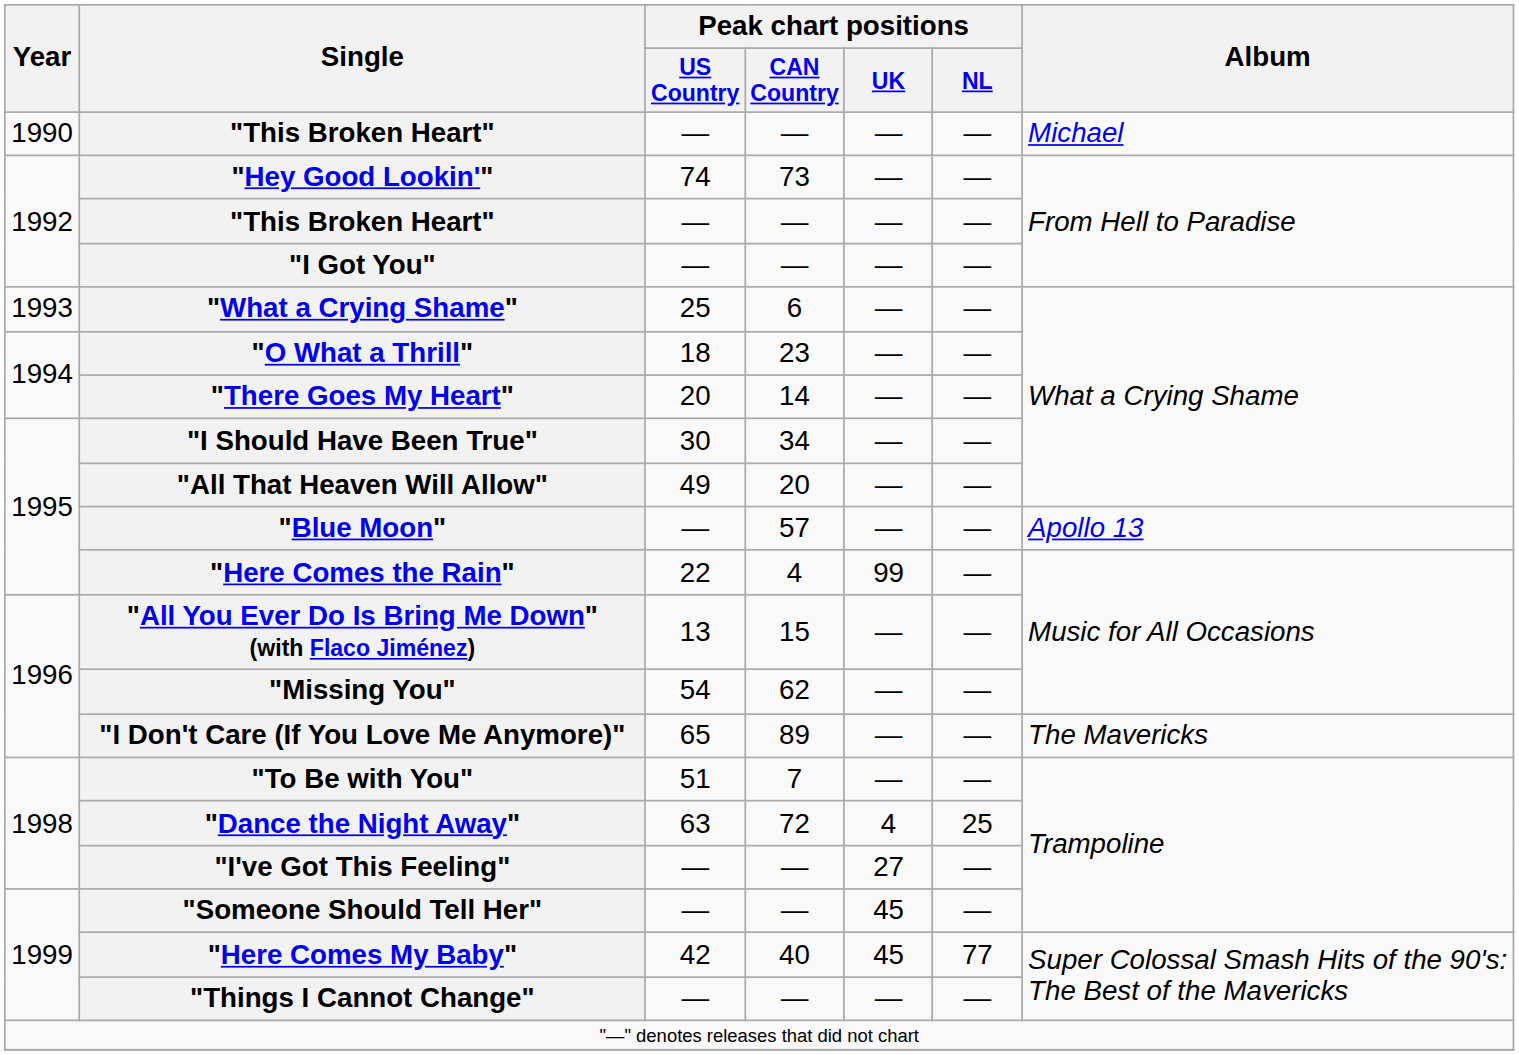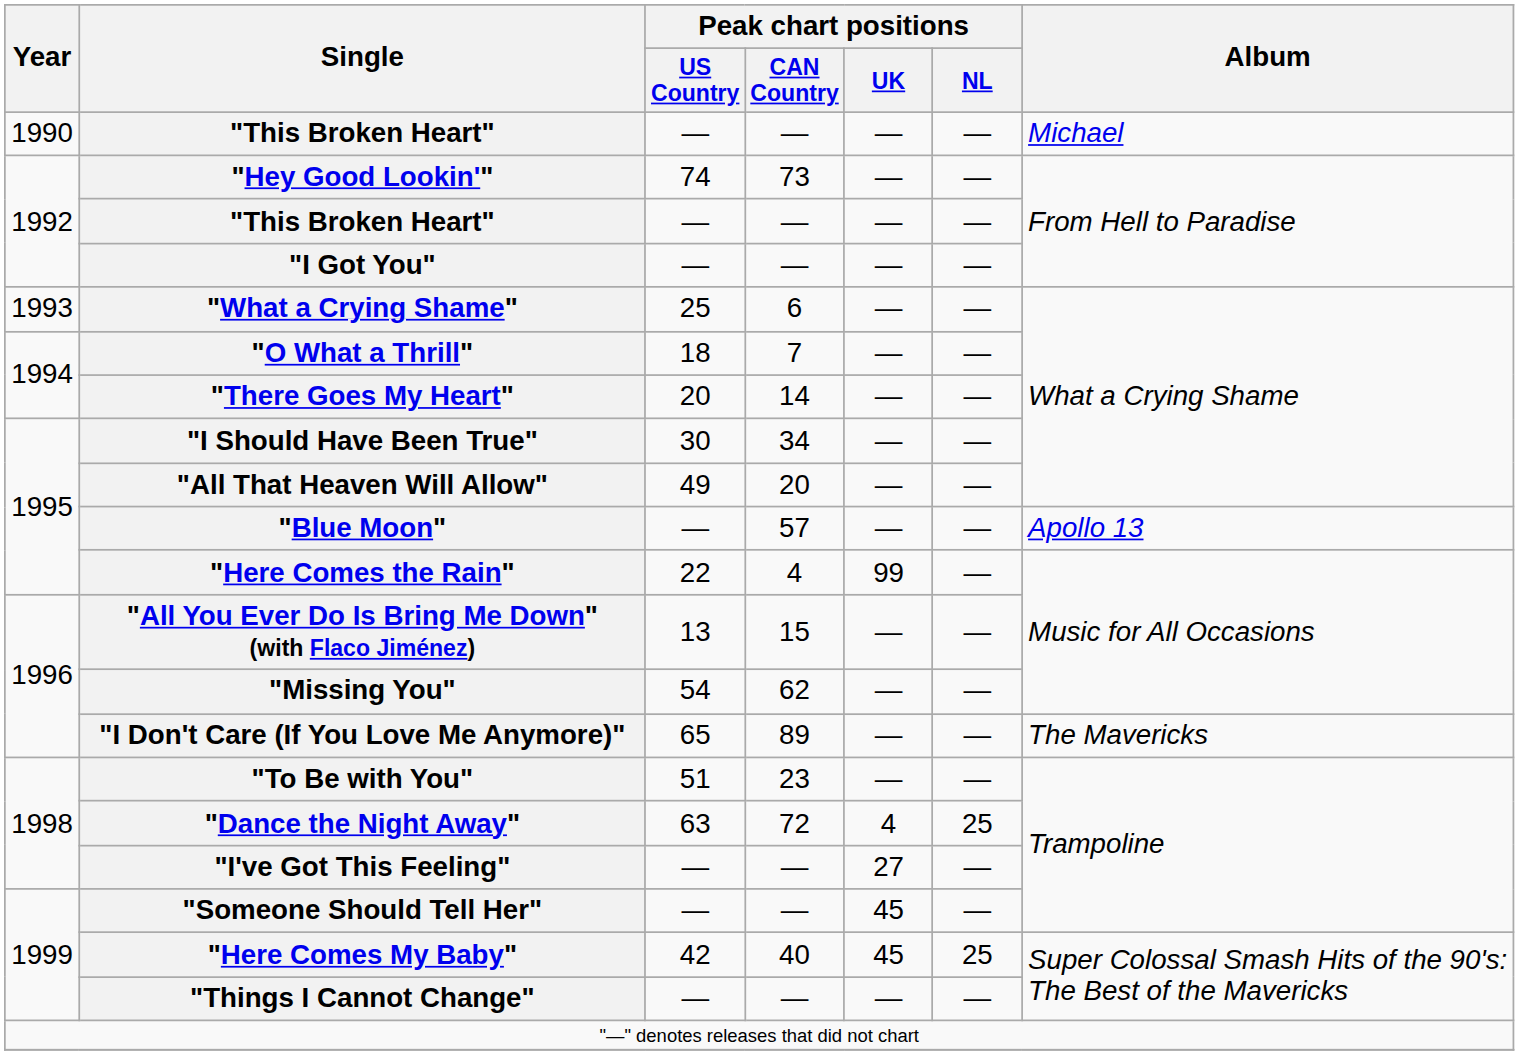(795, 352) 23 -> (795, 352) 7
(795, 778) 7 -> (795, 778) 23
(977, 954) 77 -> (977, 954) 25
